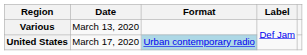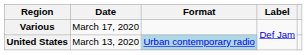(106, 27) March 13, 2020 -> (106, 27) March 17, 2020
(106, 42) March 17, 2020 -> (106, 42) March 13, 2020
